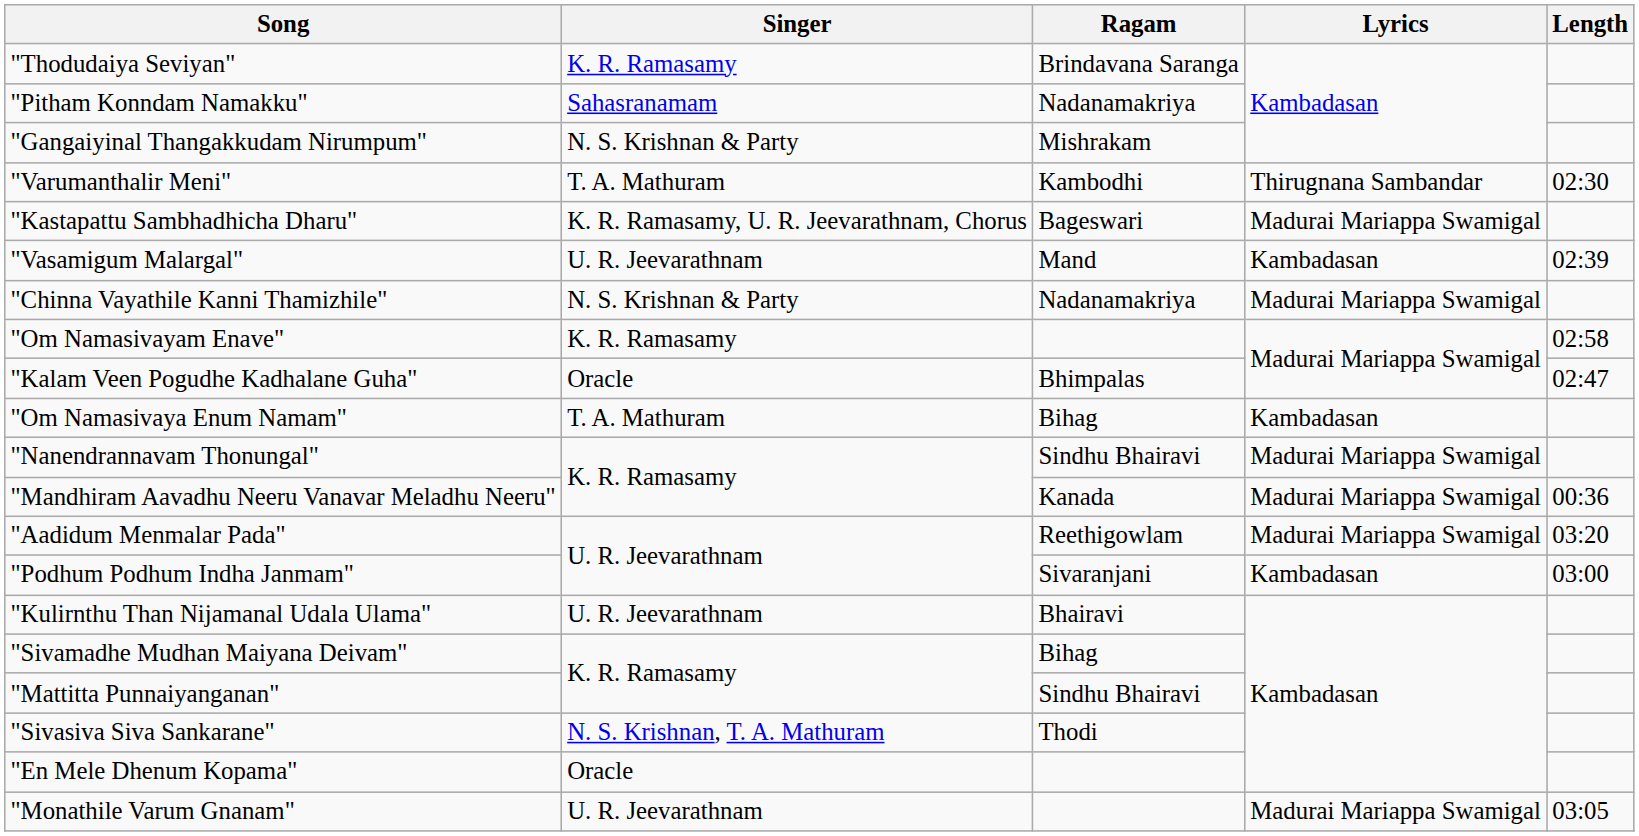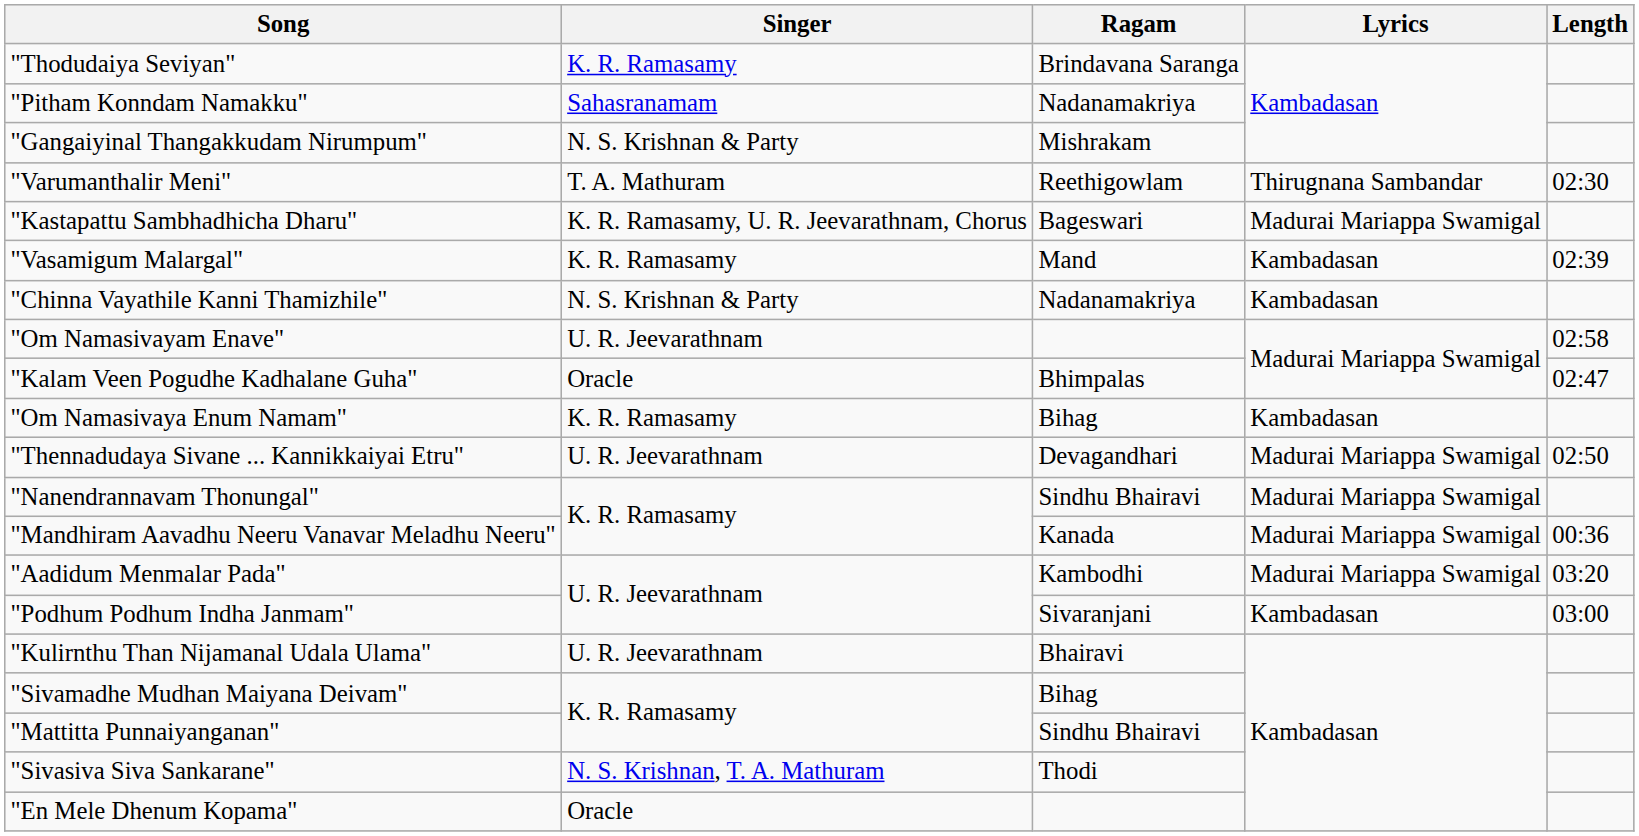(1091, 181) Kambodhi -> (1111, 181) Reethigowlam
(665, 260) U. R. Jeevarathnam -> (652, 260) K. R. Ramasamy
(1396, 299) Madurai Mariappa Swamigal -> (1314, 299) Kambadasan
(652, 338) K. R. Ramasamy -> (665, 338) U. R. Jeevarathnam
(646, 417) T. A. Mathuram -> (652, 417) K. R. Ramasamy
+ row: (237, 456)
(1111, 535) Reethigowlam -> (1091, 574) Kambodhi
- row: (153, 810)
